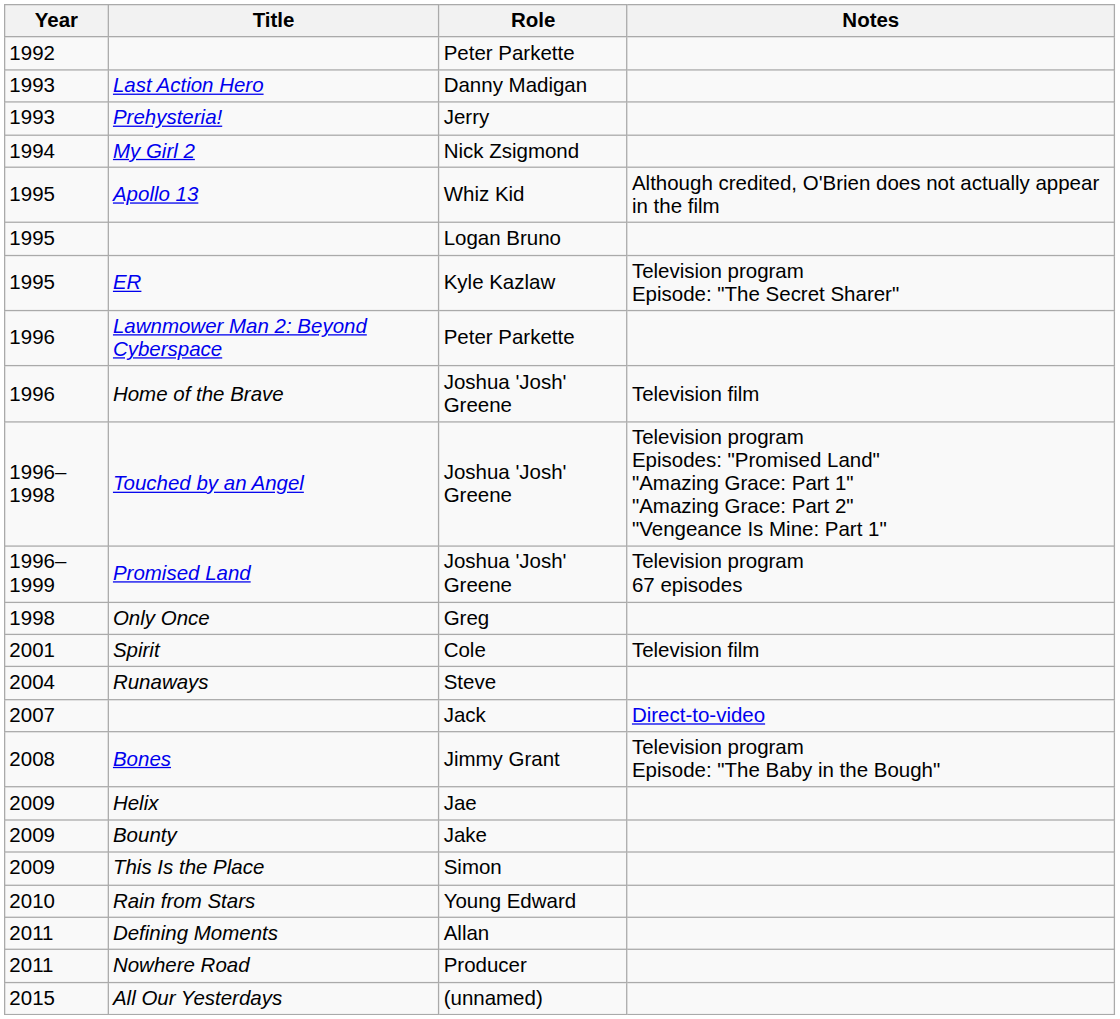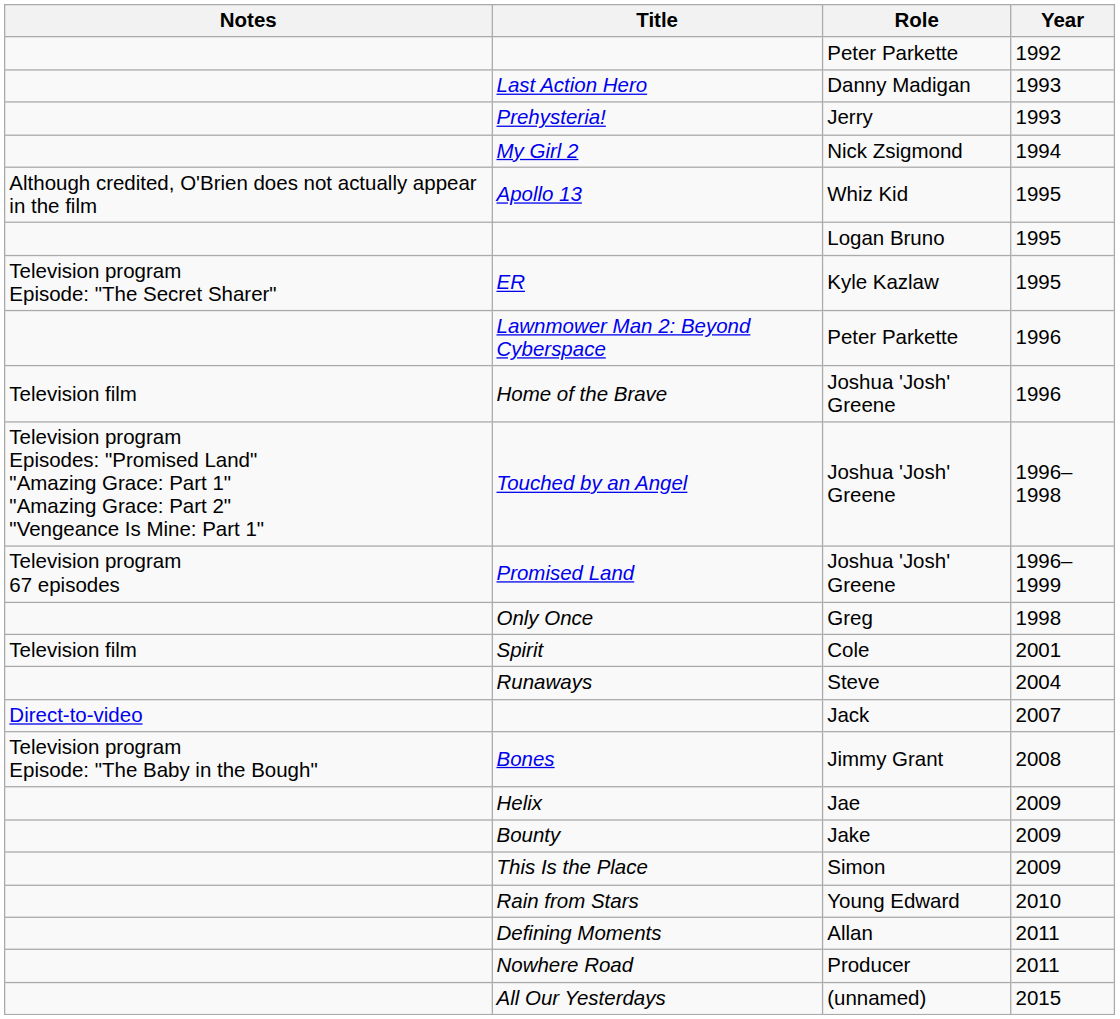columns swapped: (56, 20) <-> (871, 20)
